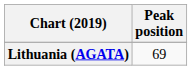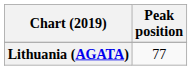(159, 53) 69 -> (159, 53) 77
